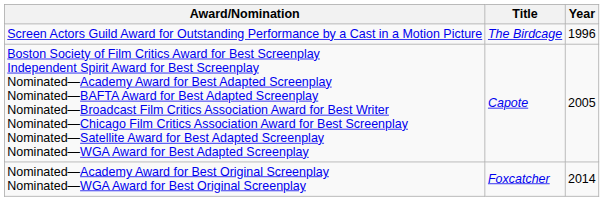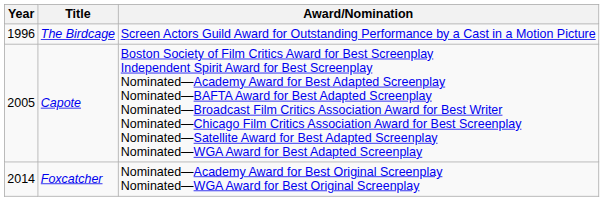columns swapped: (582, 14) <-> (245, 14)
